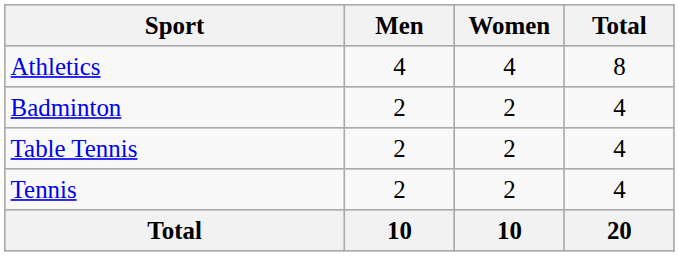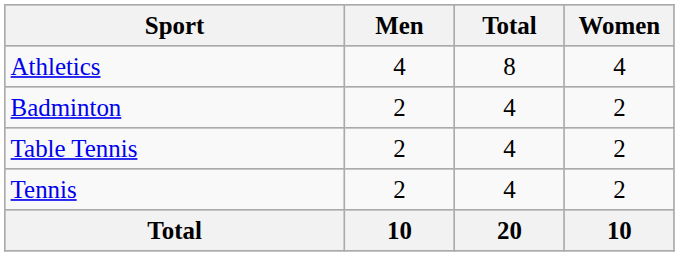columns swapped: (509, 25) <-> (619, 25)
